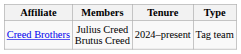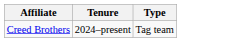- column: (102, 12)
